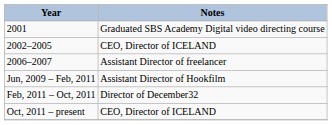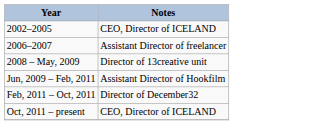- row: (17, 29)
+ row: (43, 62)
